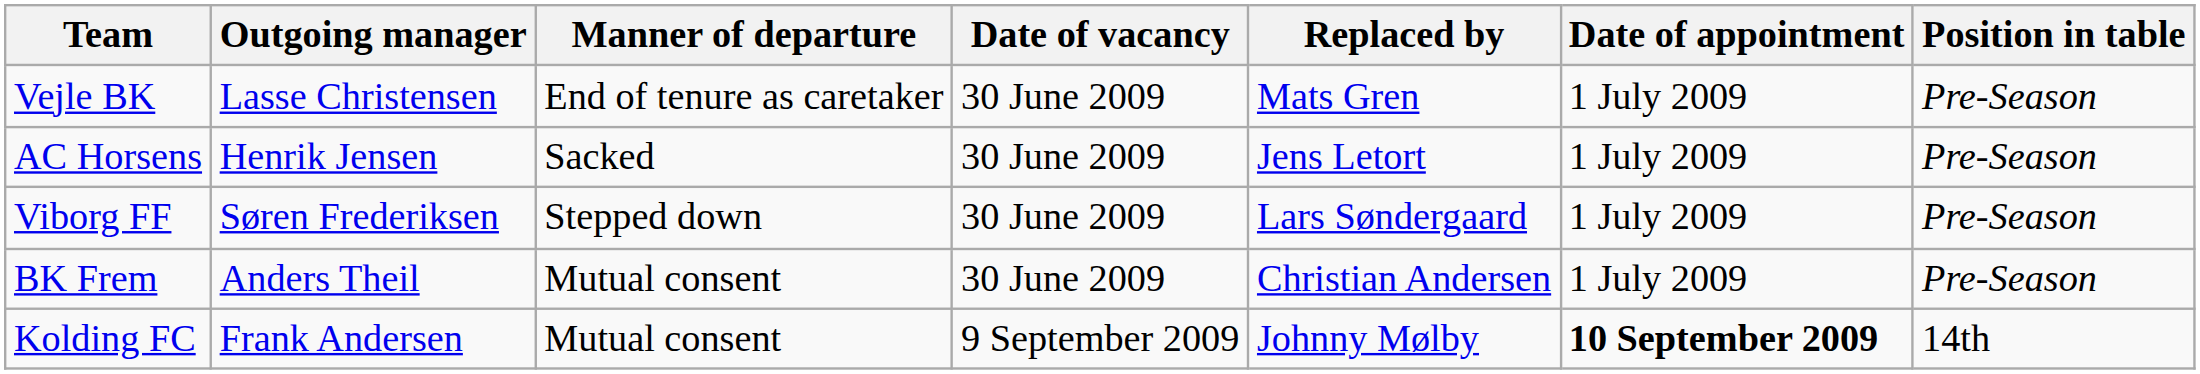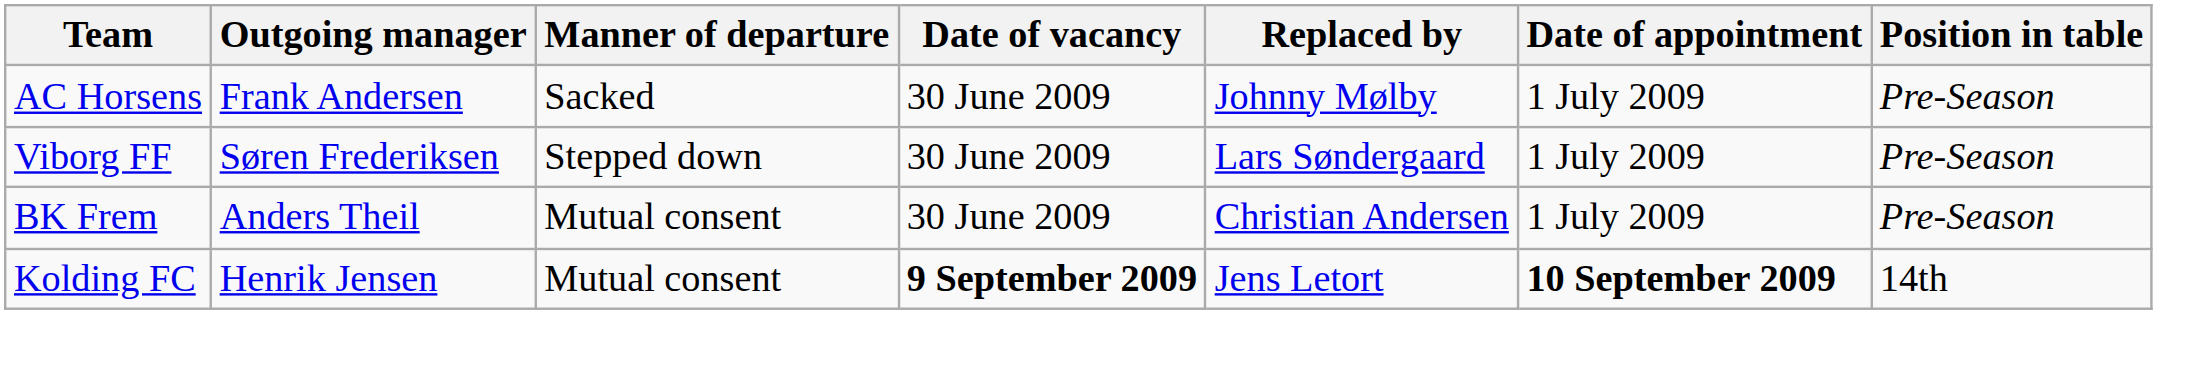- row: (85, 95)
(329, 156) Henrik Jensen -> (341, 95) Frank Andersen
(1341, 156) Jens Letort -> (1326, 95) Johnny Mølby
(341, 338) Frank Andersen -> (329, 277) Henrik Jensen
(1100, 338) normal -> (1052, 277) bold
(1368, 338) Johnny Mølby -> (1299, 277) Jens Letort
